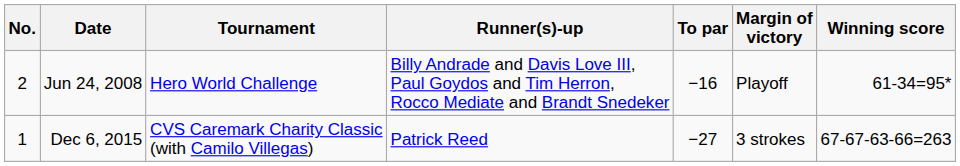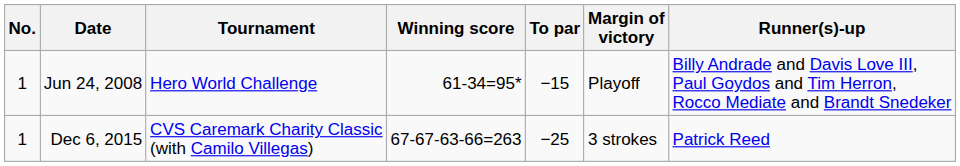columns swapped: (886, 28) <-> (530, 28)
(22, 83) 2 -> (22, 83) 1
(703, 83) −16 -> (555, 83) −15
(703, 139) −27 -> (555, 139) −25
